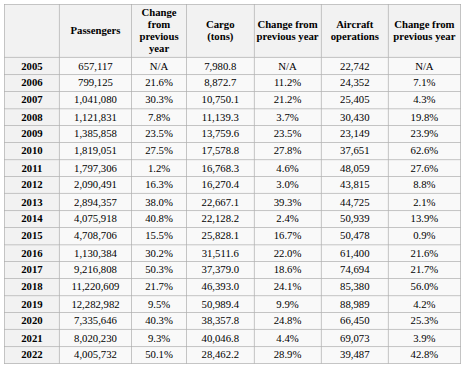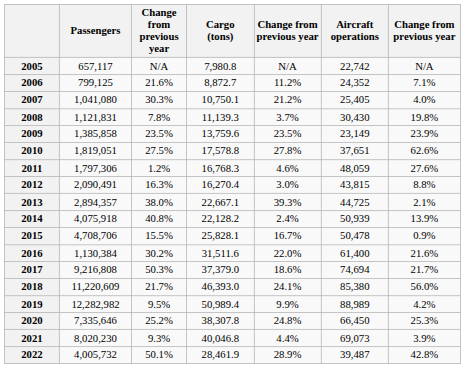(424, 100) 4.3% -> (424, 100) 4.0%
(159, 321) 40.3% -> (159, 321) 25.2%
(220, 321) 38,357.8 -> (220, 321) 38,307.8
(220, 355) 28,462.2 -> (220, 355) 28,461.9
